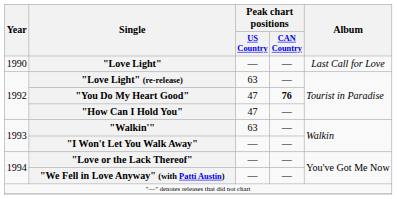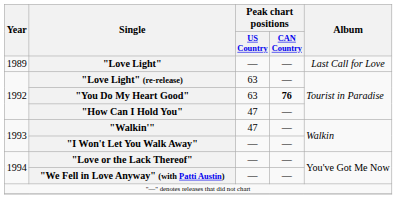(17, 63) 1990 -> (17, 63) 1989
(253, 95) 47 -> (253, 95) 63
(253, 127) 63 -> (253, 127) 47
